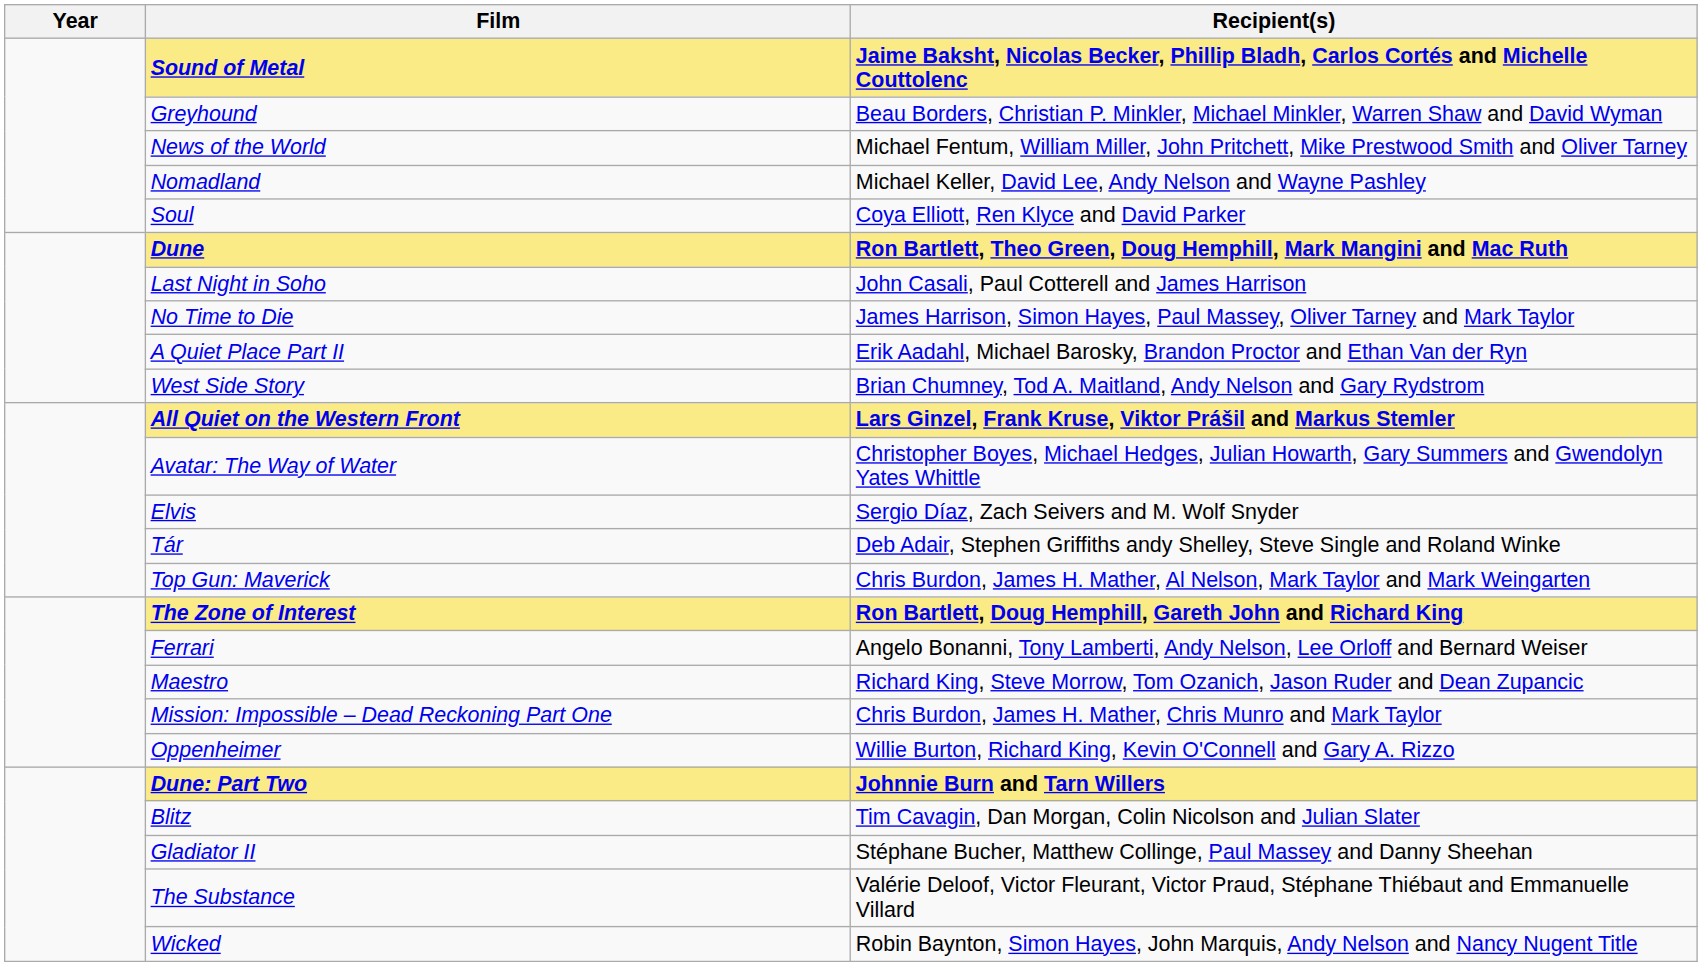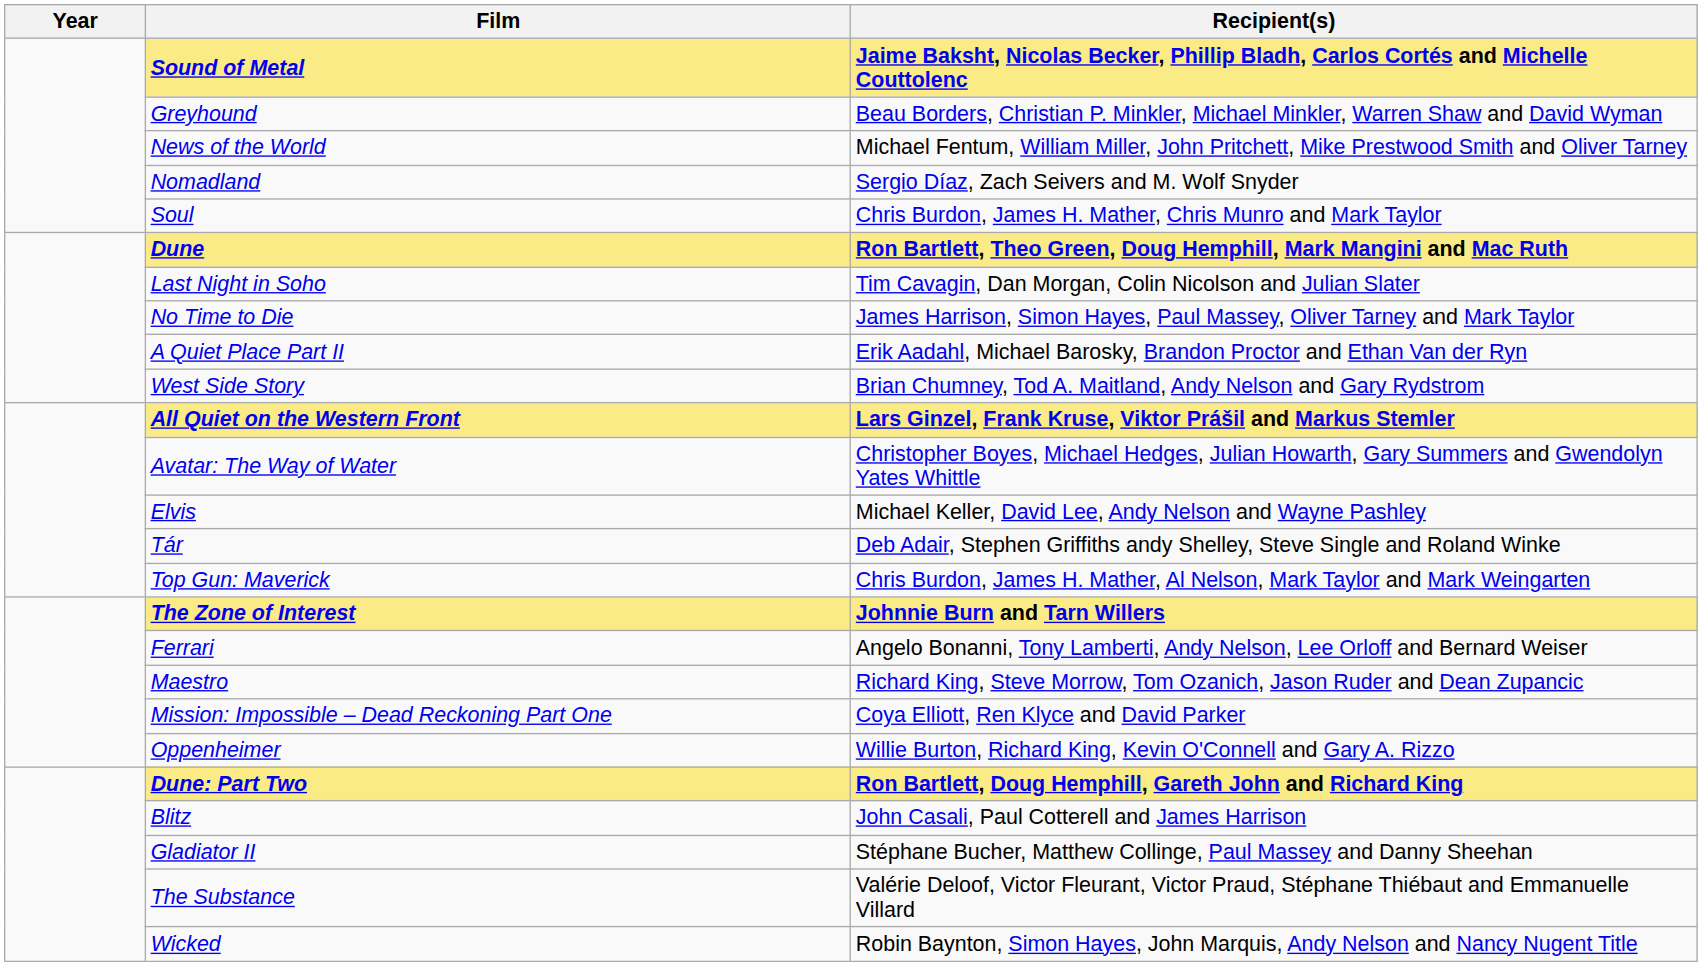(1141, 181) Michael Keller, David Lee, Andy Nelson and Wayne Pashley -> (1077, 181) Sergio Díaz, Zach Seivers and M. Wolf Snyder
(1051, 215) Coya Elliott, Ren Klyce and David Parker -> (1149, 215) Chris Burdon, James H. Mather, Chris Munro and Mark Taylor
(1081, 283) John Casali, Paul Cotterell and James Harrison -> (1138, 283) Tim Cavagin, Dan Morgan, Colin Nicolson and Julian Slater
(1077, 511) Sergio Díaz, Zach Seivers and M. Wolf Snyder -> (1141, 511) Michael Keller, David Lee, Andy Nelson and Wayne Pashley
(1160, 613) Ron Bartlett, Doug Hemphill, Gareth John and Richard King -> (1010, 613) Johnnie Burn and Tarn Willers
(1149, 715) Chris Burdon, James H. Mather, Chris Munro and Mark Taylor -> (1051, 715) Coya Elliott, Ren Klyce and David Parker
(1010, 783) Johnnie Burn and Tarn Willers -> (1160, 783) Ron Bartlett, Doug Hemphill, Gareth John and Richard King
(1138, 817) Tim Cavagin, Dan Morgan, Colin Nicolson and Julian Slater -> (1081, 817) John Casali, Paul Cotterell and James Harrison
